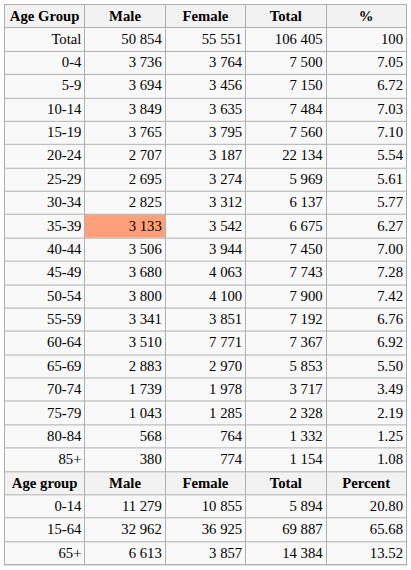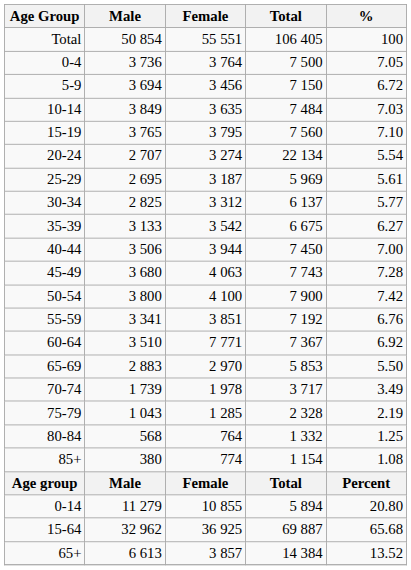(226, 156) 3 187 -> (226, 156) 3 274
(226, 179) 3 274 -> (226, 179) 3 187
(145, 226) lightsalmon background -> (145, 226) no background
